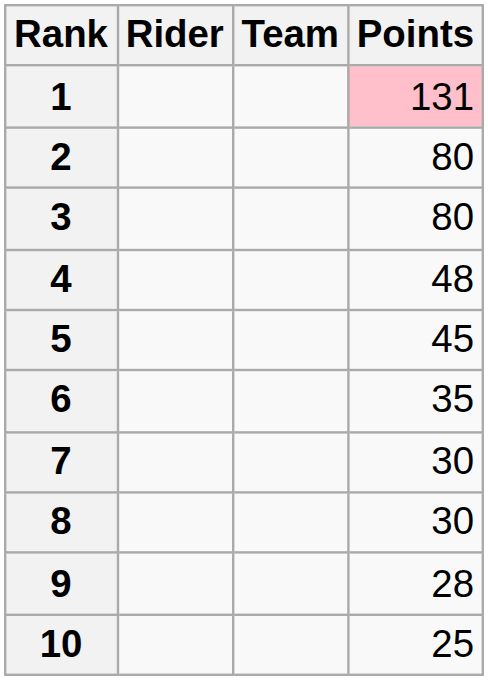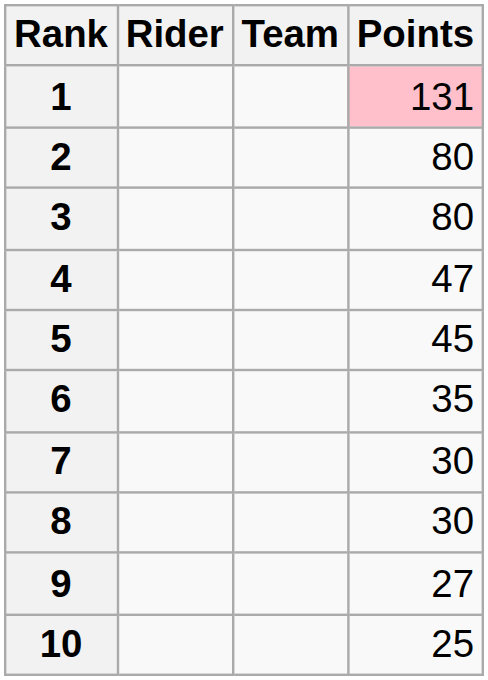(453, 278) 48 -> (453, 278) 47
(453, 583) 28 -> (453, 583) 27
